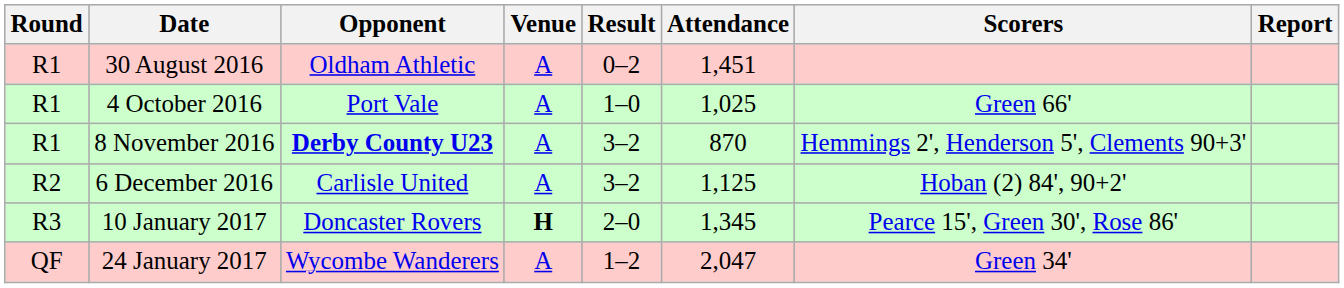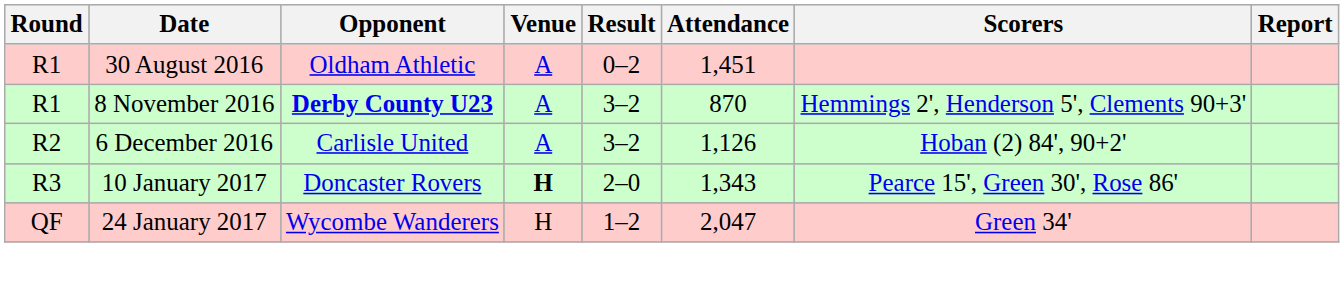- row: (184, 103)
(728, 182) 1,125 -> (728, 143) 1,126
(728, 222) 1,345 -> (728, 182) 1,343
(543, 261) A -> (543, 222) H
